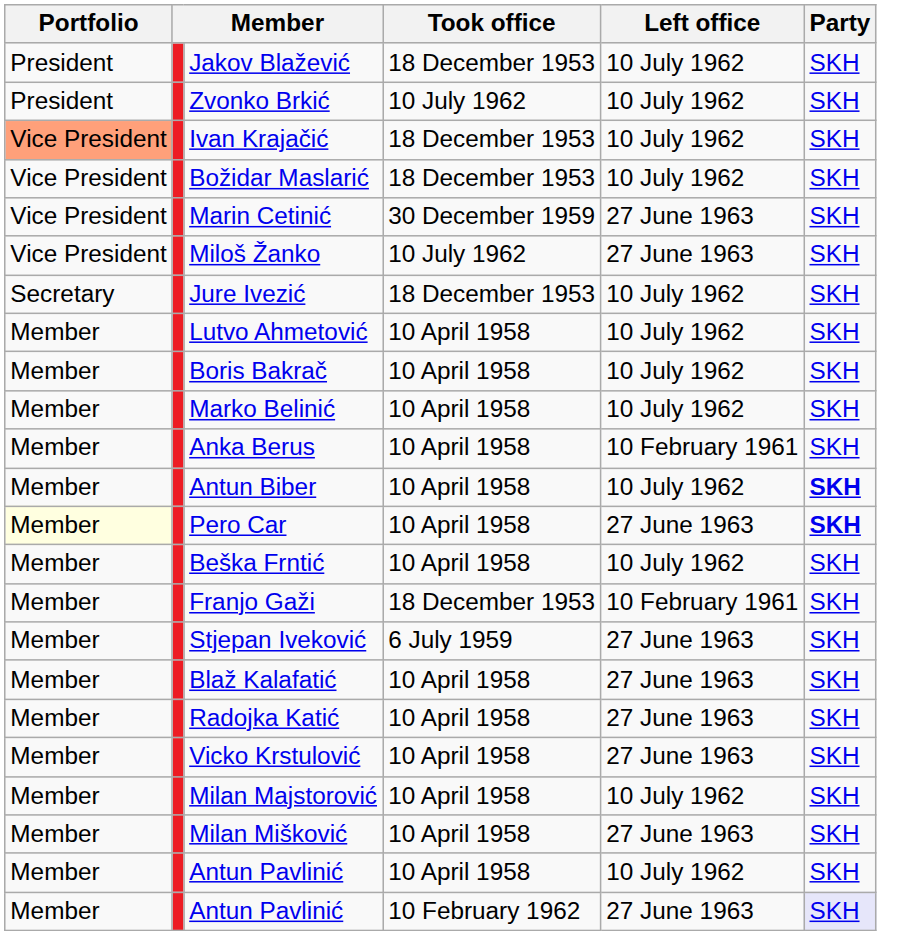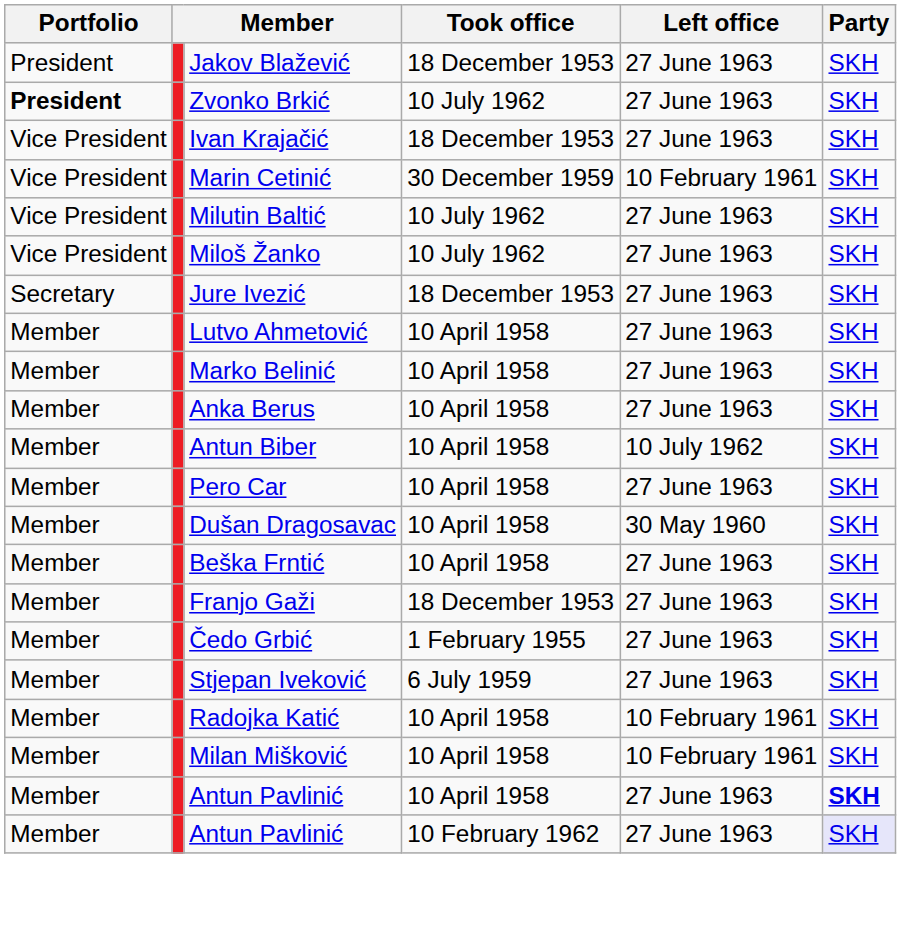(675, 62) 10 July 1962 -> (699, 62) 27 June 1963
(62, 100) normal -> (66, 100) bold
(675, 100) 10 July 1962 -> (699, 100) 27 June 1963
(89, 139) lightsalmon background -> (89, 139) no background
(675, 139) 10 July 1962 -> (699, 139) 27 June 1963
- row: (279, 178)
(680, 216) 27 June 1963 -> (721, 178) 10 February 1961
+ row: (257, 216)
(675, 293) 10 July 1962 -> (699, 293) 27 June 1963
(675, 332) 10 July 1962 -> (699, 332) 27 June 1963
- row: (258, 370)
(675, 409) 10 July 1962 -> (699, 370) 27 June 1963
(702, 448) 10 February 1961 -> (699, 409) 27 June 1963
(835, 486) bold -> (853, 448) normal
(55, 525) lightyellow background -> (55, 486) no background
(835, 525) bold -> (853, 486) normal
+ row: (293, 525)
(675, 563) 10 July 1962 -> (699, 563) 27 June 1963
(702, 602) 10 February 1961 -> (699, 602) 27 June 1963
+ row: (251, 640)
- row: (263, 679)
(680, 718) 27 June 1963 -> (721, 718) 10 February 1961
- row: (275, 756)
- row: (283, 795)
(680, 833) 27 June 1963 -> (721, 756) 10 February 1961
(675, 872) 10 July 1962 -> (699, 795) 27 June 1963
(835, 872) normal -> (854, 795) bold
